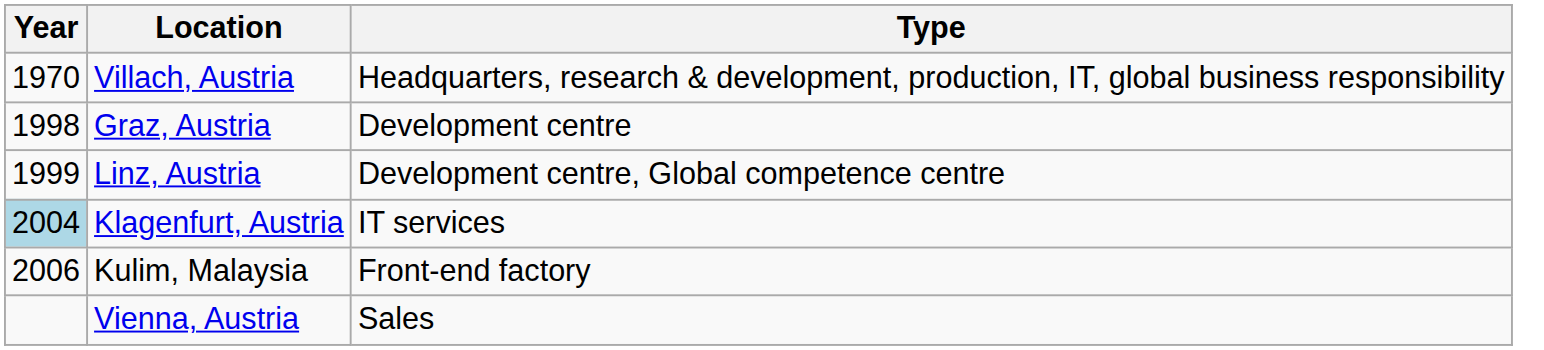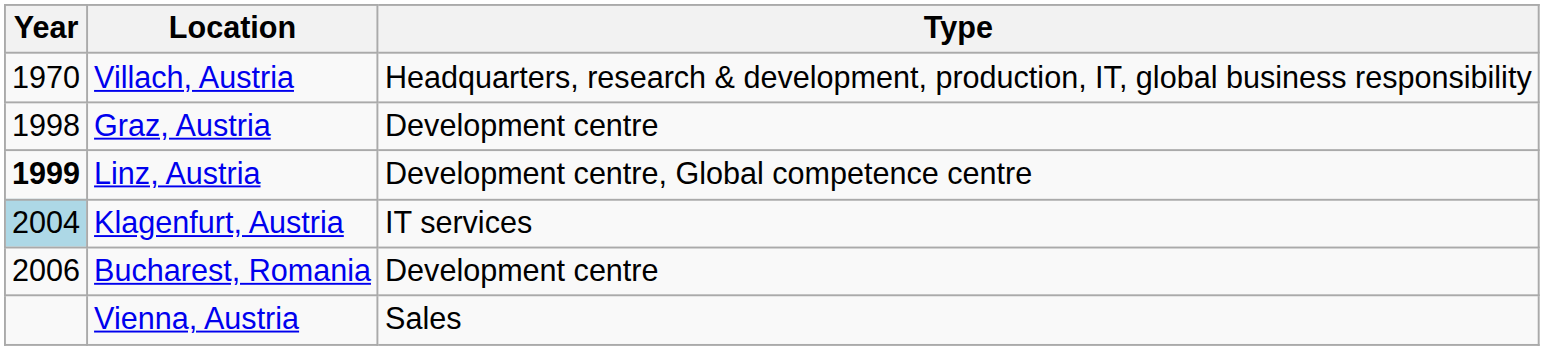(46, 174) normal -> (46, 174) bold
+ row: (233, 271)
- row: (201, 271)
